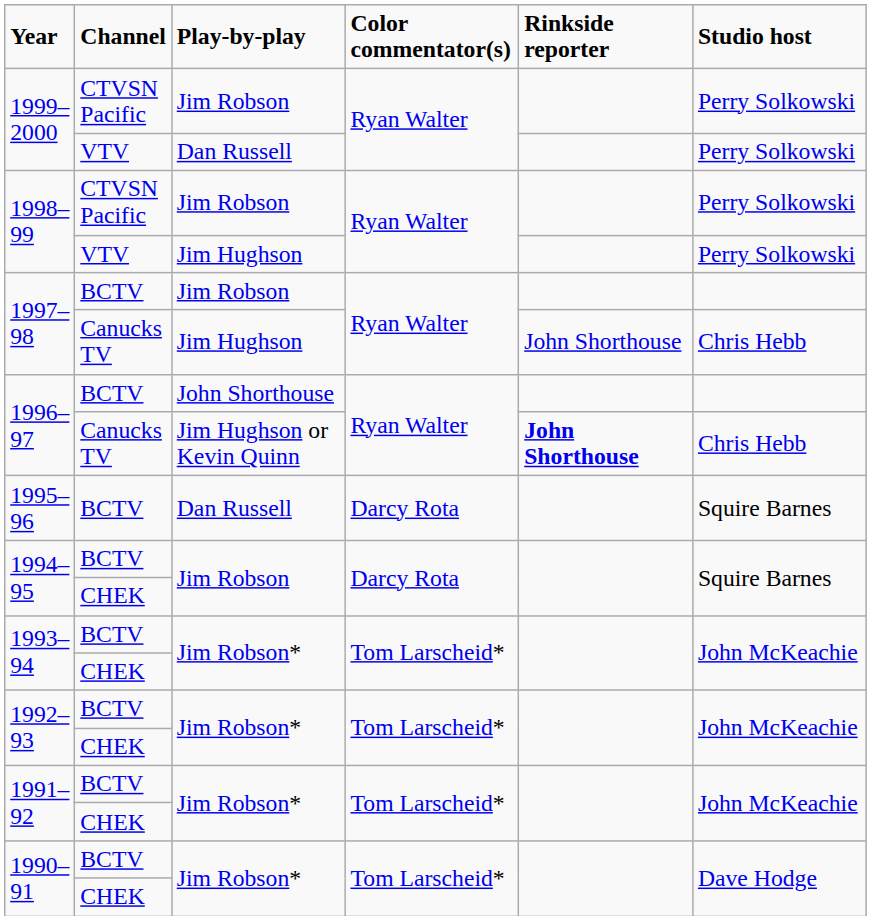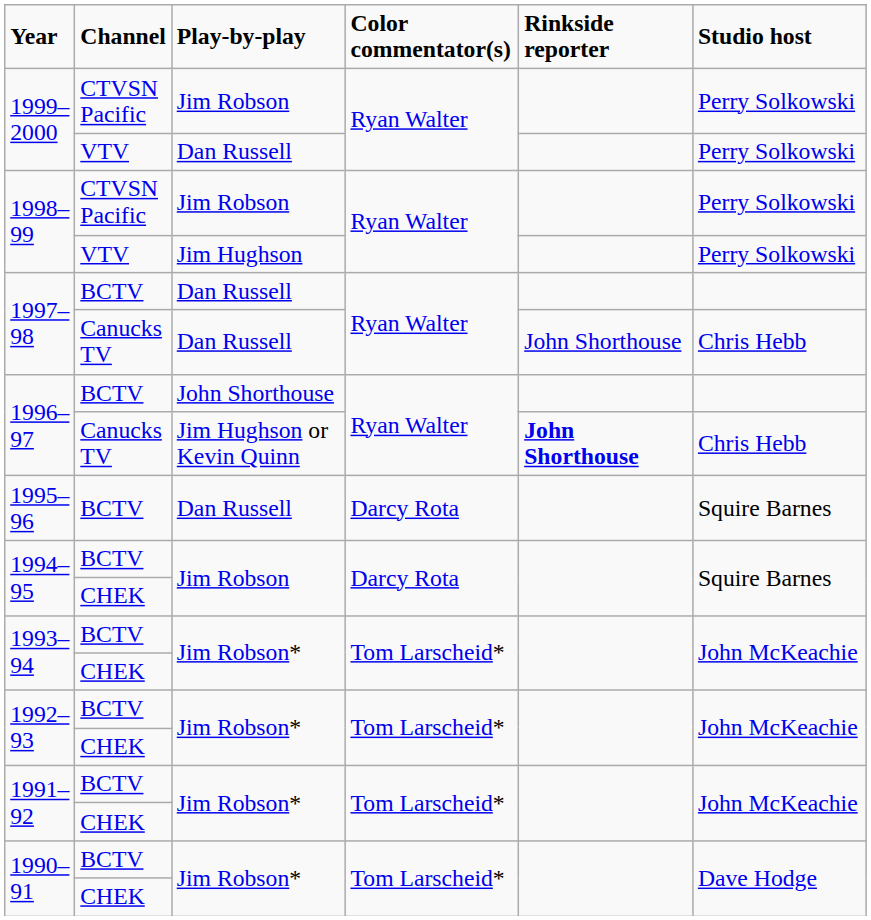(233, 290) Jim Robson -> (234, 290) Dan Russell
(240, 341) Jim Hughson -> (234, 341) Dan Russell
